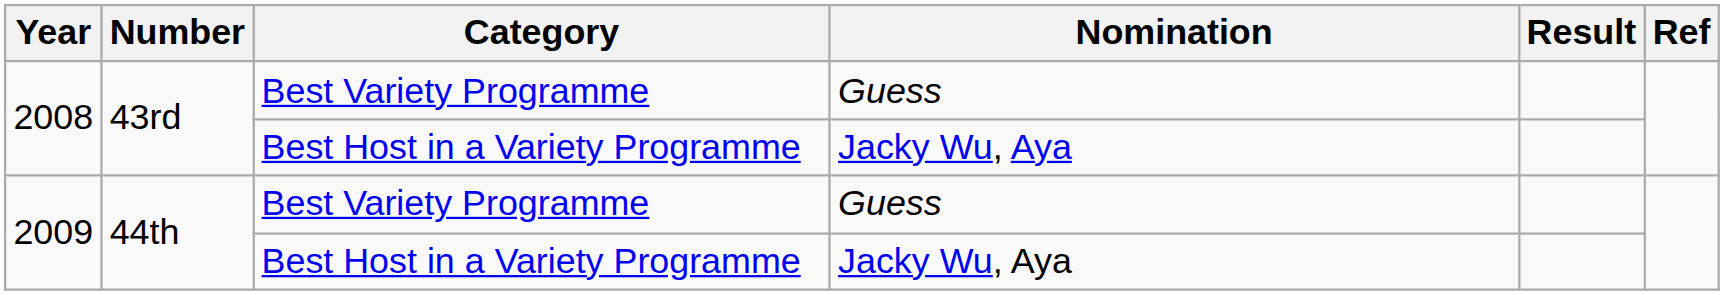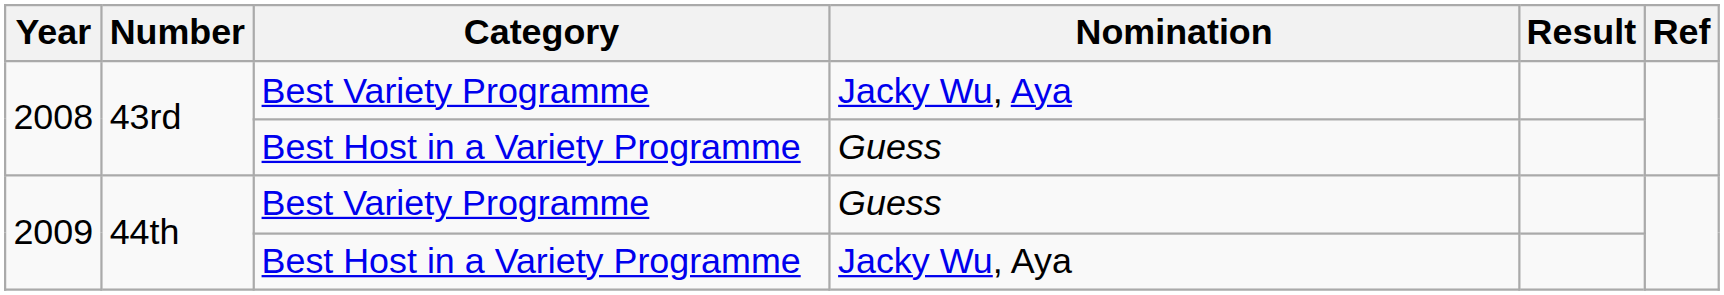(890, 89) Guess -> (955, 89) Jacky Wu, Aya
(955, 146) Jacky Wu, Aya -> (890, 146) Guess
